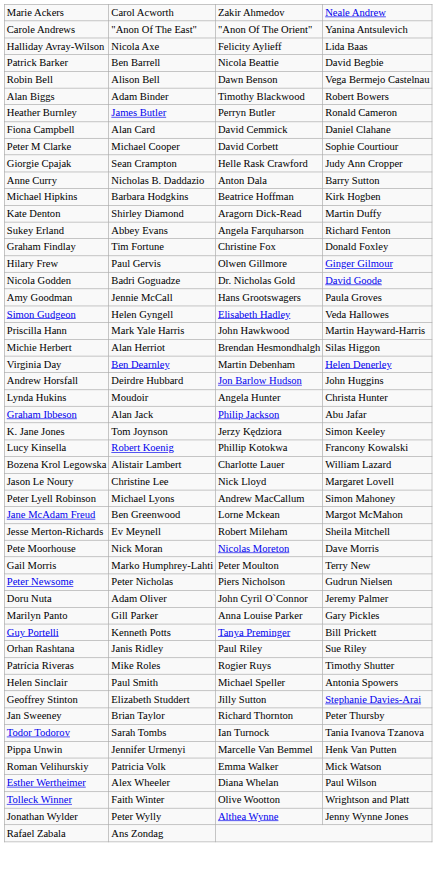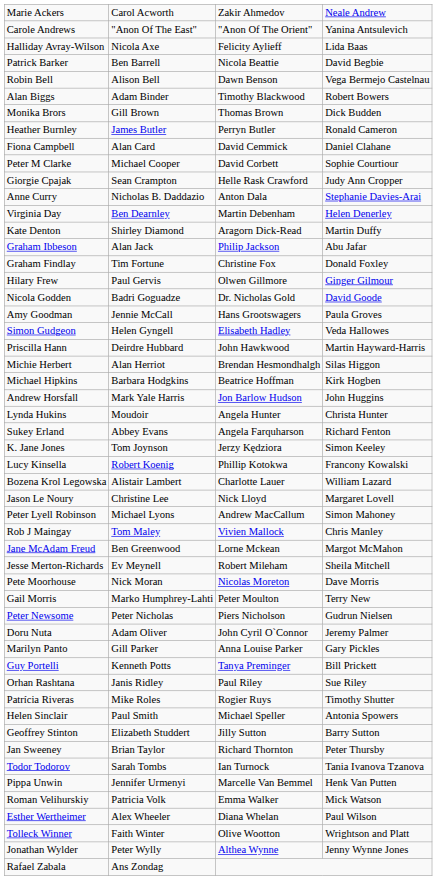+ row: (36, 113)
(352, 180) Barry Sutton -> (373, 197) Stephanie Davies-Arai
rows swapped: (34, 364) <-> (42, 197)
rows swapped: (35, 230) <-> (42, 414)
(148, 331) Mark Yale Harris -> (147, 347) Deirdre Hubbard
(147, 381) Deirdre Hubbard -> (148, 398) Mark Yale Harris
+ row: (39, 532)
(373, 699) Stephanie Davies-Arai -> (352, 733) Barry Sutton
